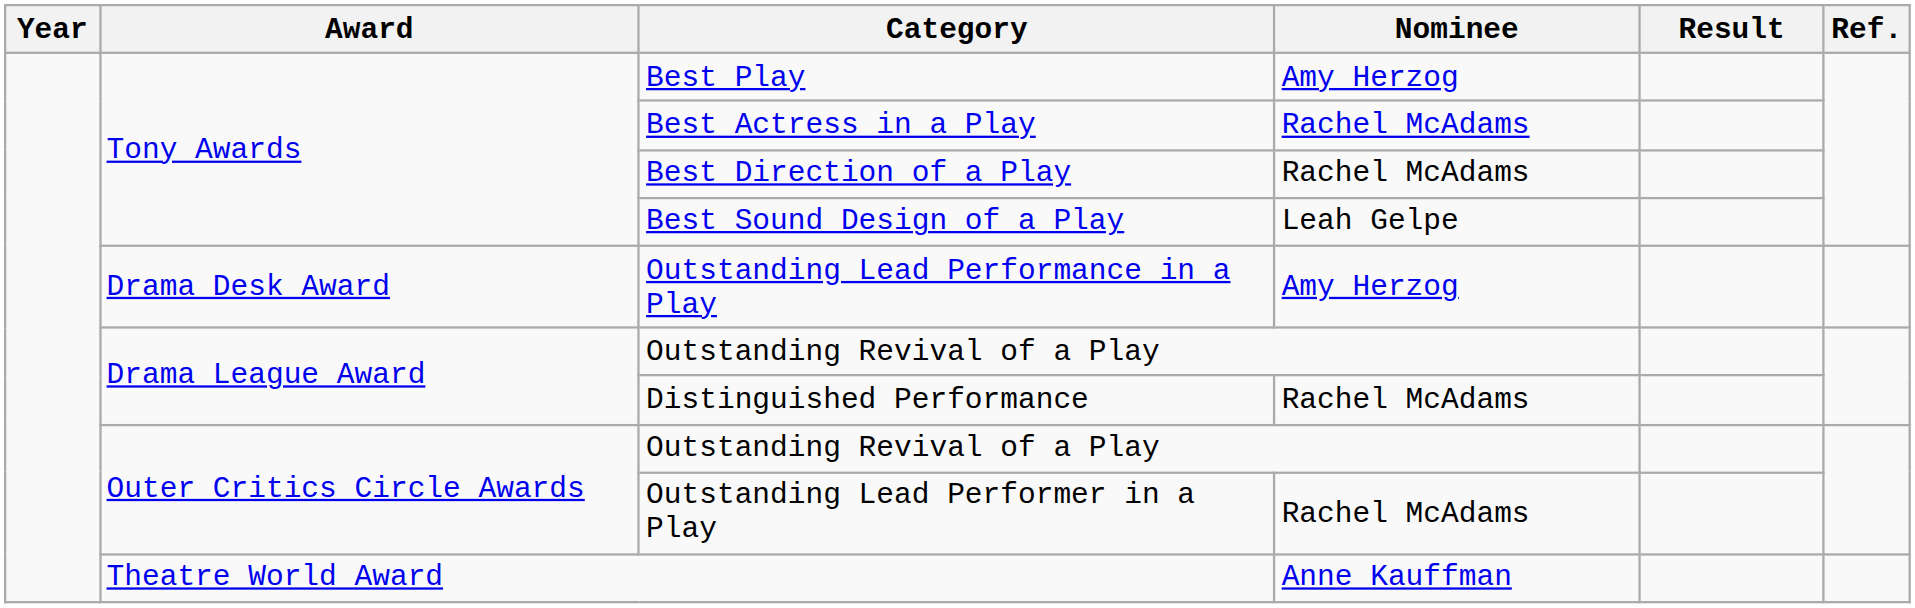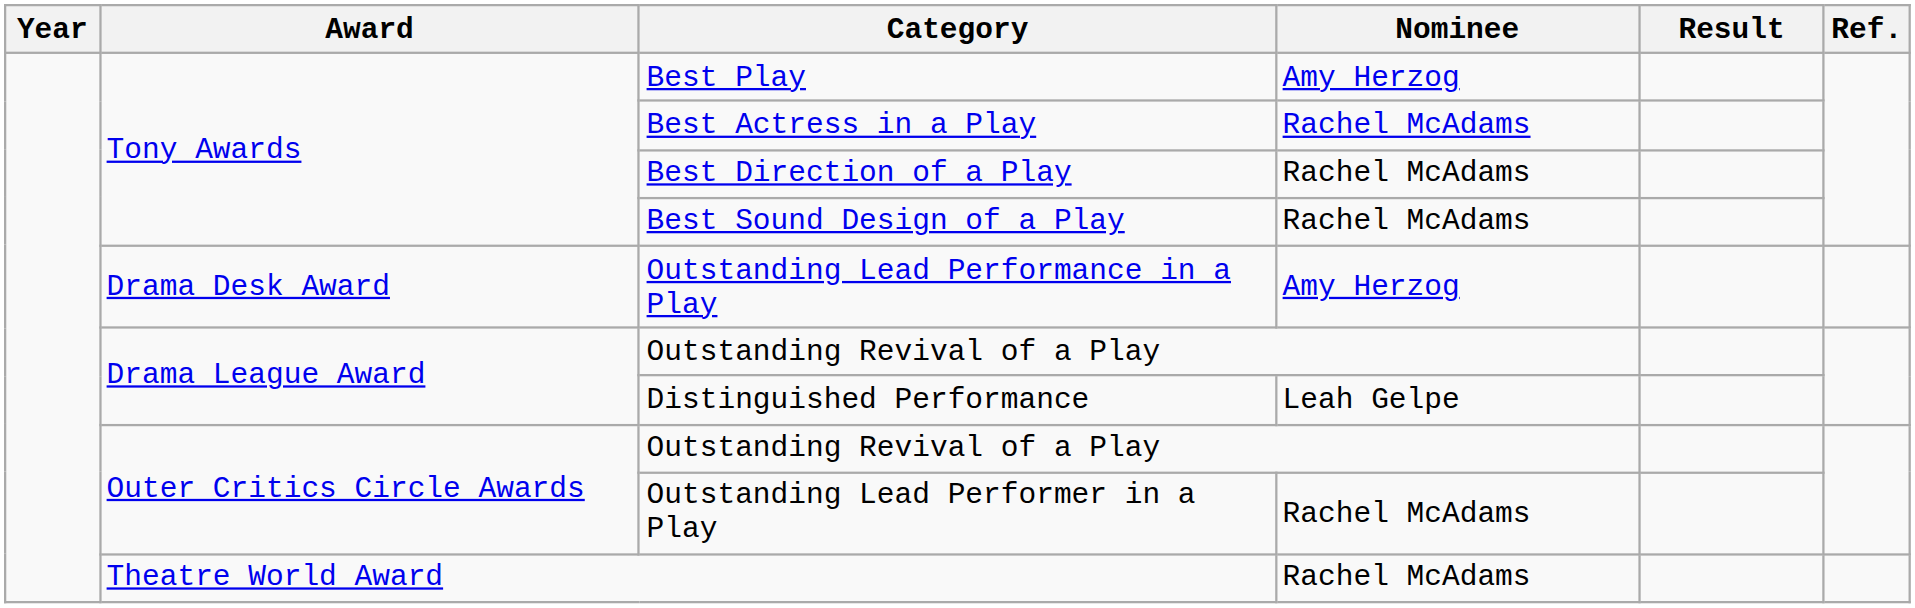(1370, 222) Leah Gelpe -> (1407, 222) Rachel McAdams
(1406, 400) Rachel McAdams -> (1371, 400) Leah Gelpe
(1397, 578) Anne Kauffman -> (1407, 578) Rachel McAdams
